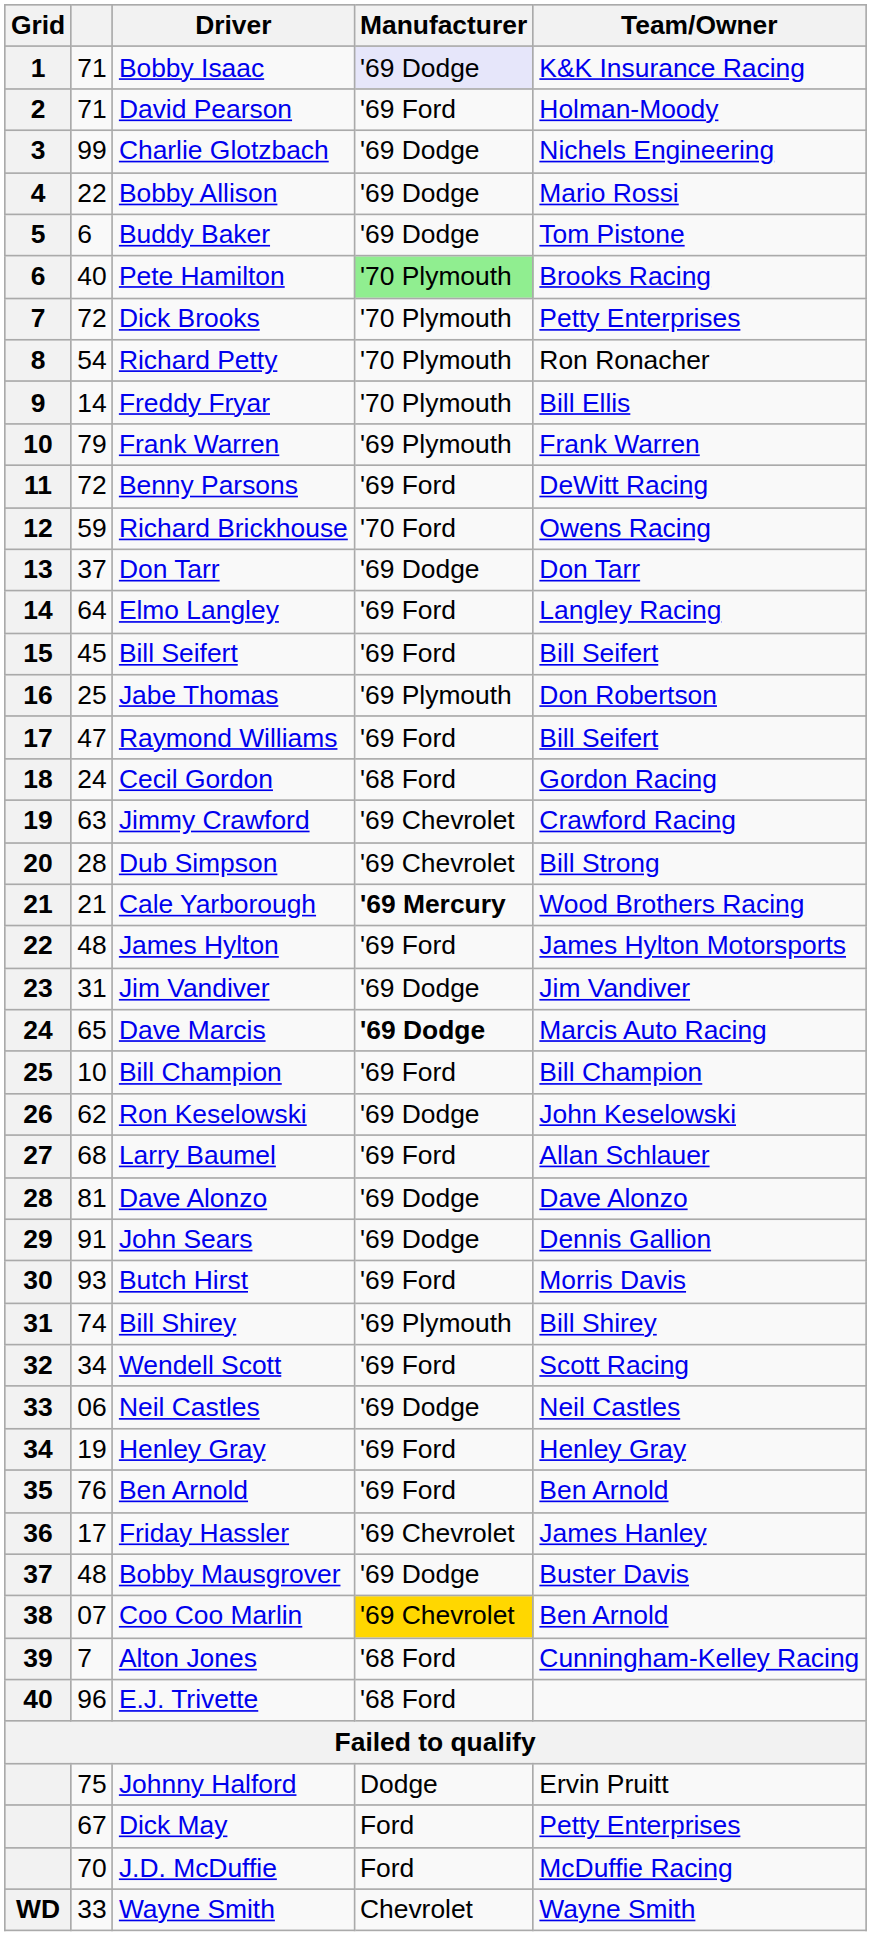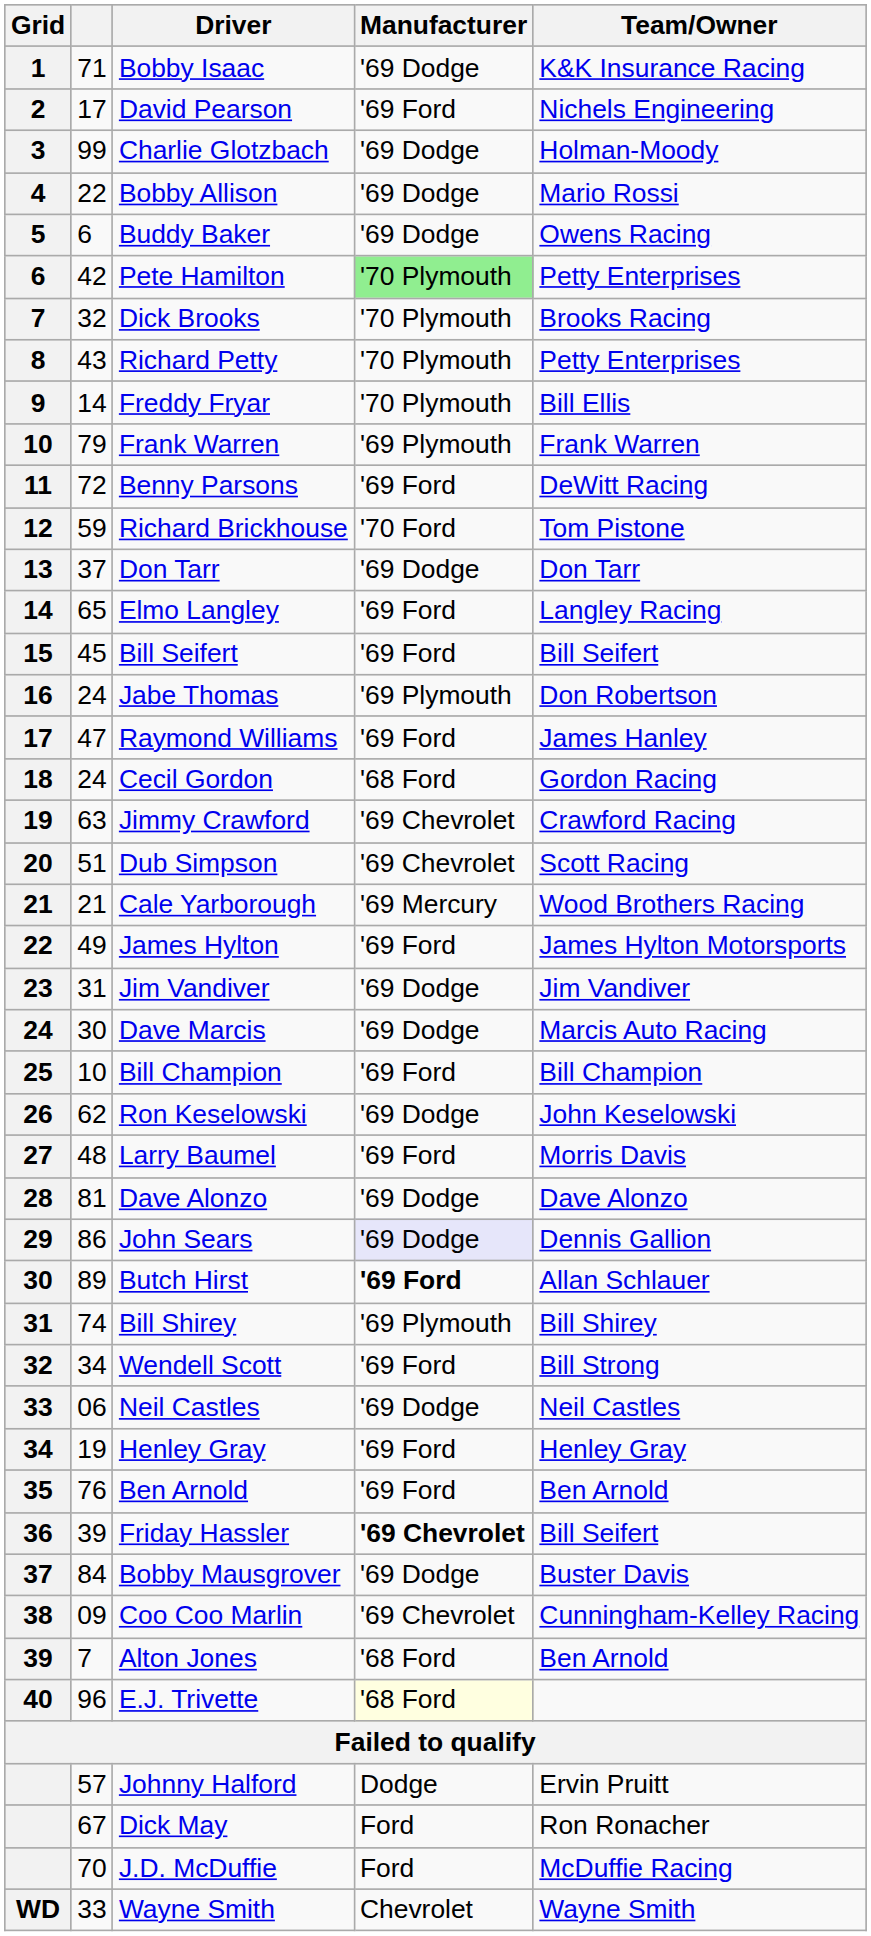(420, 67) lavender background -> (420, 67) no background
(92, 109) 71 -> (92, 109) 17
(629, 109) Holman-Moody -> (657, 109) Nichels Engineering
(657, 151) Nichels Engineering -> (629, 151) Holman-Moody
(612, 234) Tom Pistone -> (625, 234) Owens Racing
(92, 276) 40 -> (92, 276) 42
(625, 276) Brooks Racing -> (640, 276) Petty Enterprises
(92, 318) 72 -> (92, 318) 32
(640, 318) Petty Enterprises -> (625, 318) Brooks Racing
(92, 360) 54 -> (92, 360) 43
(624, 360) Ron Ronacher -> (640, 360) Petty Enterprises
(625, 527) Owens Racing -> (612, 527) Tom Pistone
(92, 611) 64 -> (92, 611) 65
(92, 695) 25 -> (92, 695) 24
(599, 737) Bill Seifert -> (623, 737) James Hanley
(92, 862) 28 -> (92, 862) 51
(600, 862) Bill Strong -> (614, 862) Scott Racing
(433, 904) bold -> (429, 904) normal
(92, 946) 48 -> (92, 946) 49
(92, 1030) 65 -> (92, 1030) 30
(423, 1030) bold -> (420, 1030) normal
(92, 1155) 68 -> (92, 1155) 48
(624, 1155) Allan Schlauer -> (613, 1155) Morris Davis
(92, 1239) 91 -> (92, 1239) 86
(420, 1239) no background -> (420, 1239) lavender background
(92, 1281) 93 -> (92, 1281) 89
(408, 1281) normal -> (411, 1281) bold
(613, 1281) Morris Davis -> (624, 1281) Allan Schlauer
(614, 1365) Scott Racing -> (600, 1365) Bill Strong
(92, 1532) 17 -> (92, 1532) 39
(437, 1532) normal -> (442, 1532) bold
(623, 1532) James Hanley -> (599, 1532) Bill Seifert
(92, 1574) 48 -> (92, 1574) 84
(92, 1616) 07 -> (92, 1616) 09
(437, 1616) gold background -> (437, 1616) no background
(604, 1616) Ben Arnold -> (699, 1616) Cunningham-Kelley Racing
(699, 1658) Cunningham-Kelley Racing -> (604, 1658) Ben Arnold
(408, 1700) no background -> (408, 1700) lightyellow background
(92, 1783) 75 -> (92, 1783) 57
(640, 1825) Petty Enterprises -> (624, 1825) Ron Ronacher
